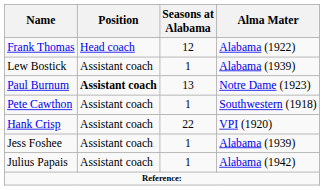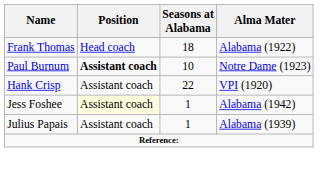(188, 47) 12 -> (188, 47) 18
- row: (37, 66)
(188, 85) 13 -> (188, 66) 10
- row: (40, 105)
(116, 143) no background -> (116, 105) lightyellow background
(257, 143) Alabama (1939) -> (257, 105) Alabama (1942)
(257, 162) Alabama (1942) -> (257, 124) Alabama (1939)
